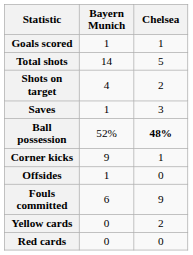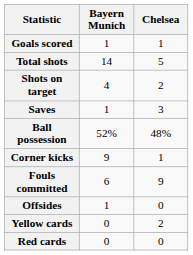(161, 133) bold -> (161, 133) normal
rows swapped: (42, 199) <-> (42, 175)
